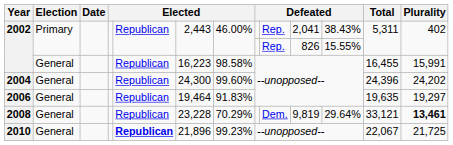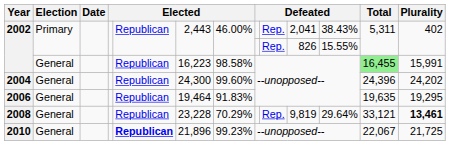(382, 64) no background -> (379, 64) lightgreen background
(429, 98) 19,297 -> (426, 98) 19,295
(275, 115) Dem. -> (273, 115) Rep.
